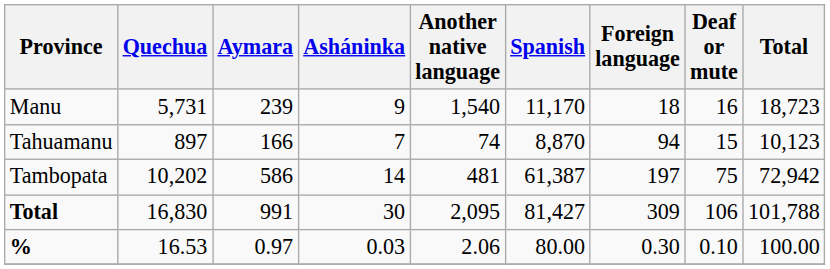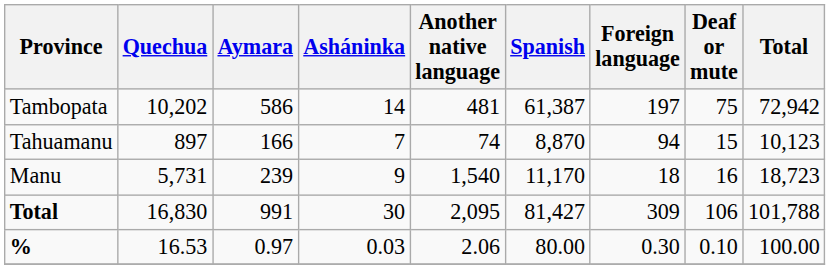rows swapped: (36, 106) <-> (59, 176)
